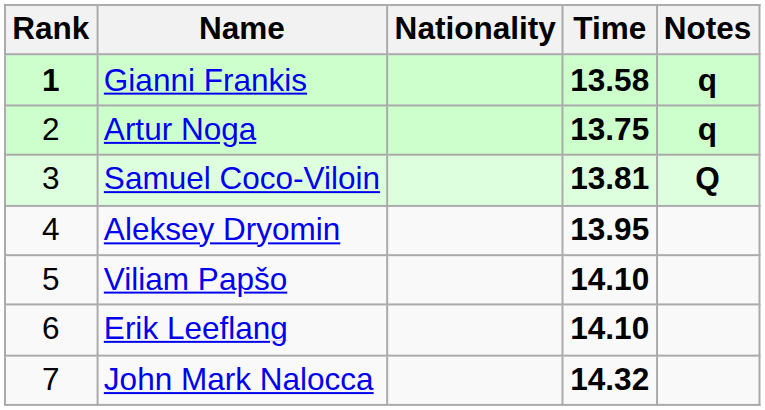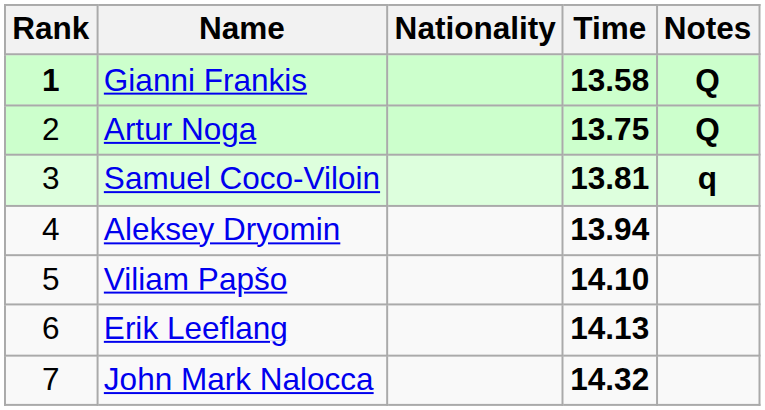(707, 79) q -> (707, 79) Q
(707, 129) q -> (707, 129) Q
(707, 179) Q -> (707, 179) q
(610, 229) 13.95 -> (610, 229) 13.94
(610, 329) 14.10 -> (610, 329) 14.13
